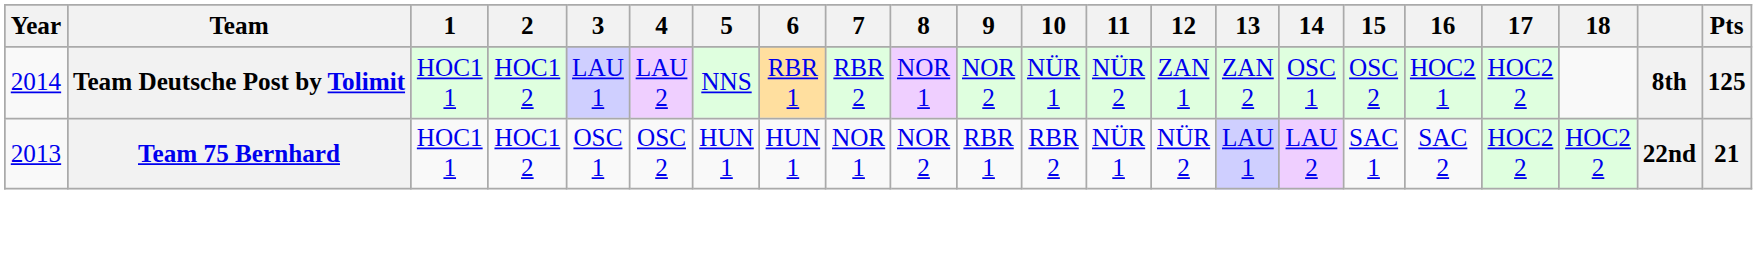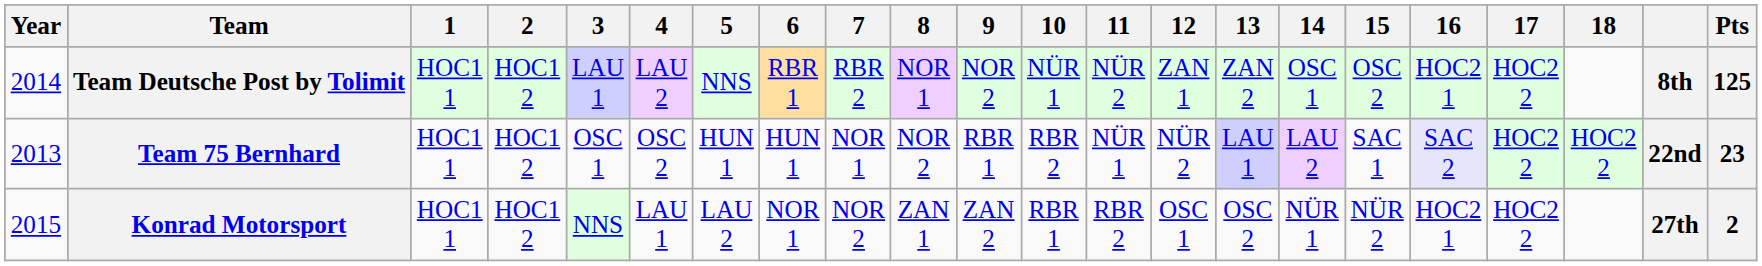(1443, 153) no background -> (1448, 153) lavender background
(1727, 153) 21 -> (1732, 153) 23
+ row: (239, 224)
